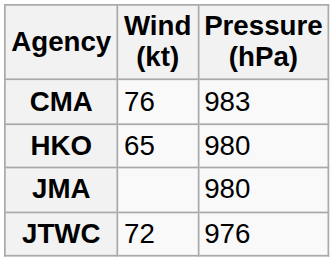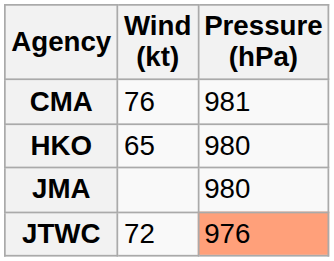(227, 101) 983 -> (227, 101) 981
(227, 233) no background -> (227, 233) lightsalmon background
